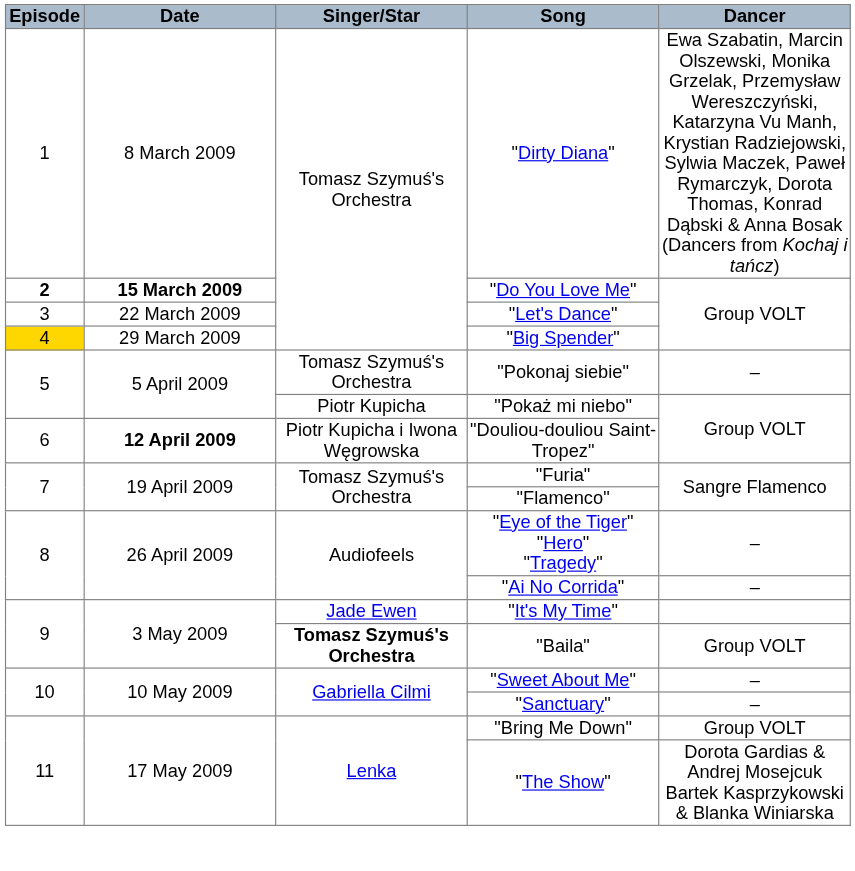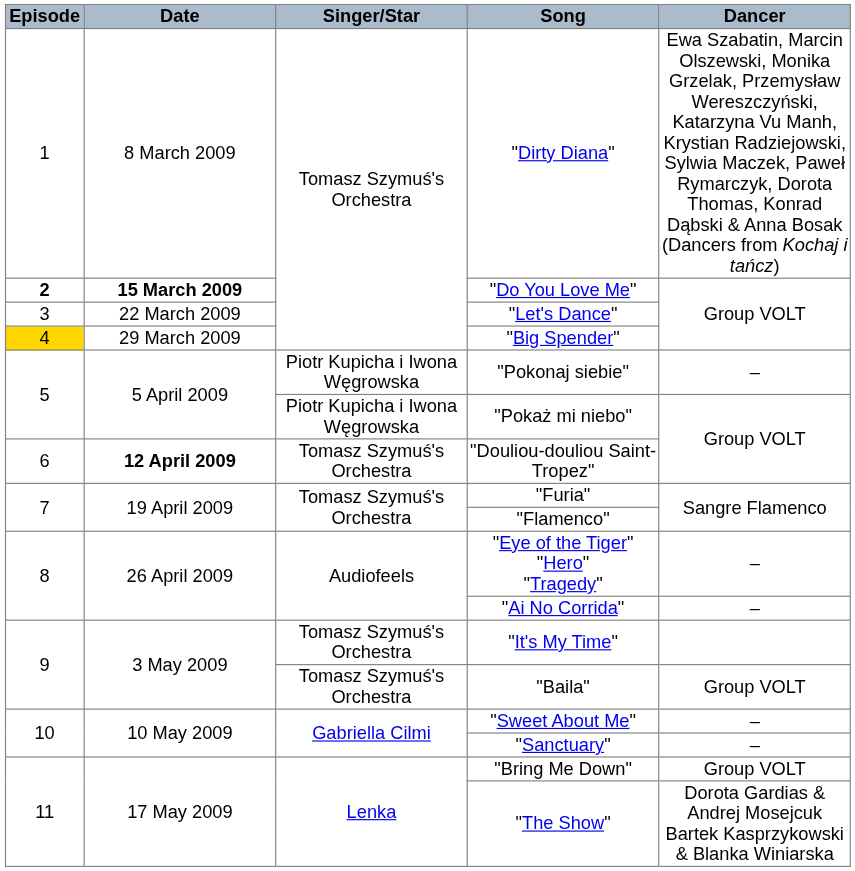(371, 372) Tomasz Szymuś's Orchestra -> (371, 372) Piotr Kupicha i Iwona Węgrowska
(371, 406) Piotr Kupicha -> (371, 416) Piotr Kupicha i Iwona Węgrowska
(371, 440) Piotr Kupicha i Iwona Węgrowska -> (371, 461) Tomasz Szymuś's Orchestra
(371, 611) Jade Ewen -> (371, 642) Tomasz Szymuś's Orchestra
(371, 645) bold -> (371, 686) normal
